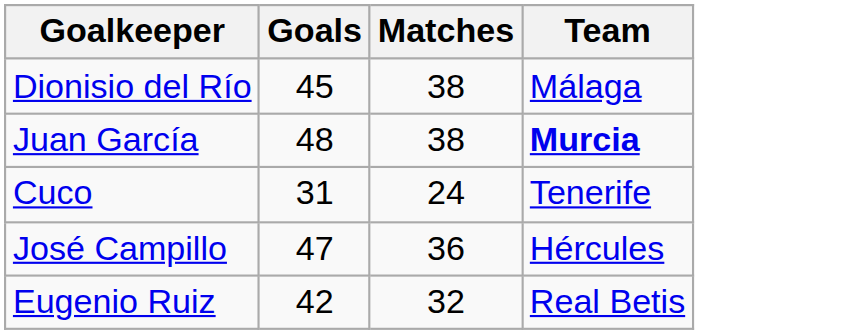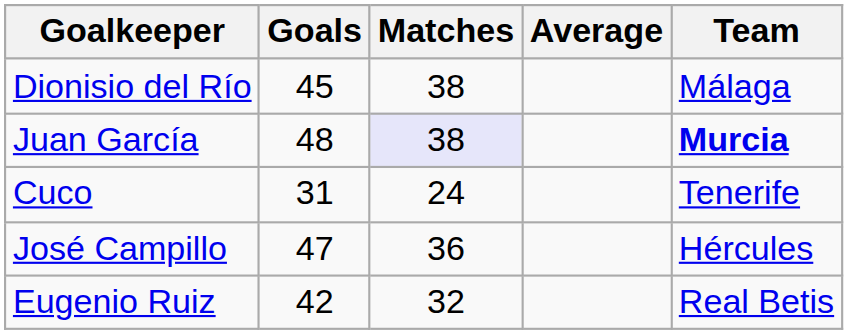+ column: (596, 31)
(446, 139) no background -> (446, 139) lavender background
